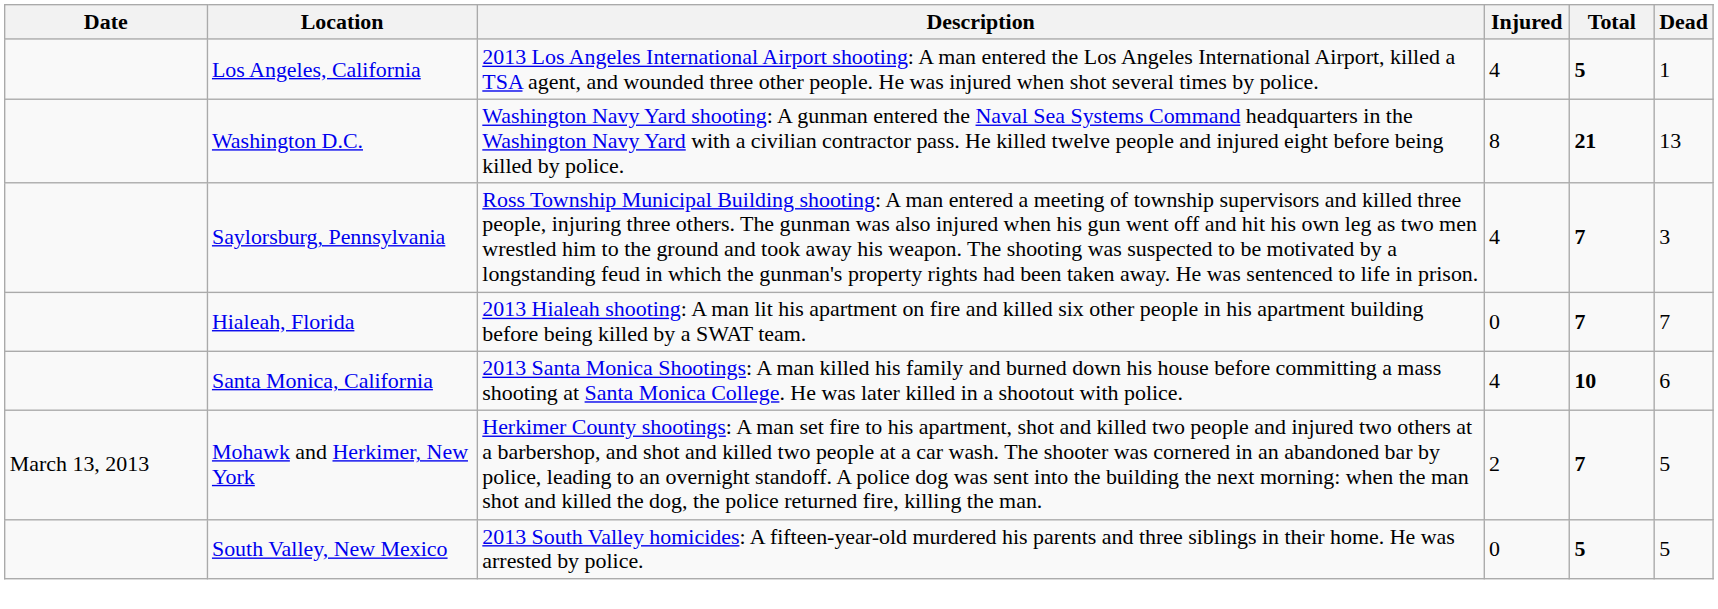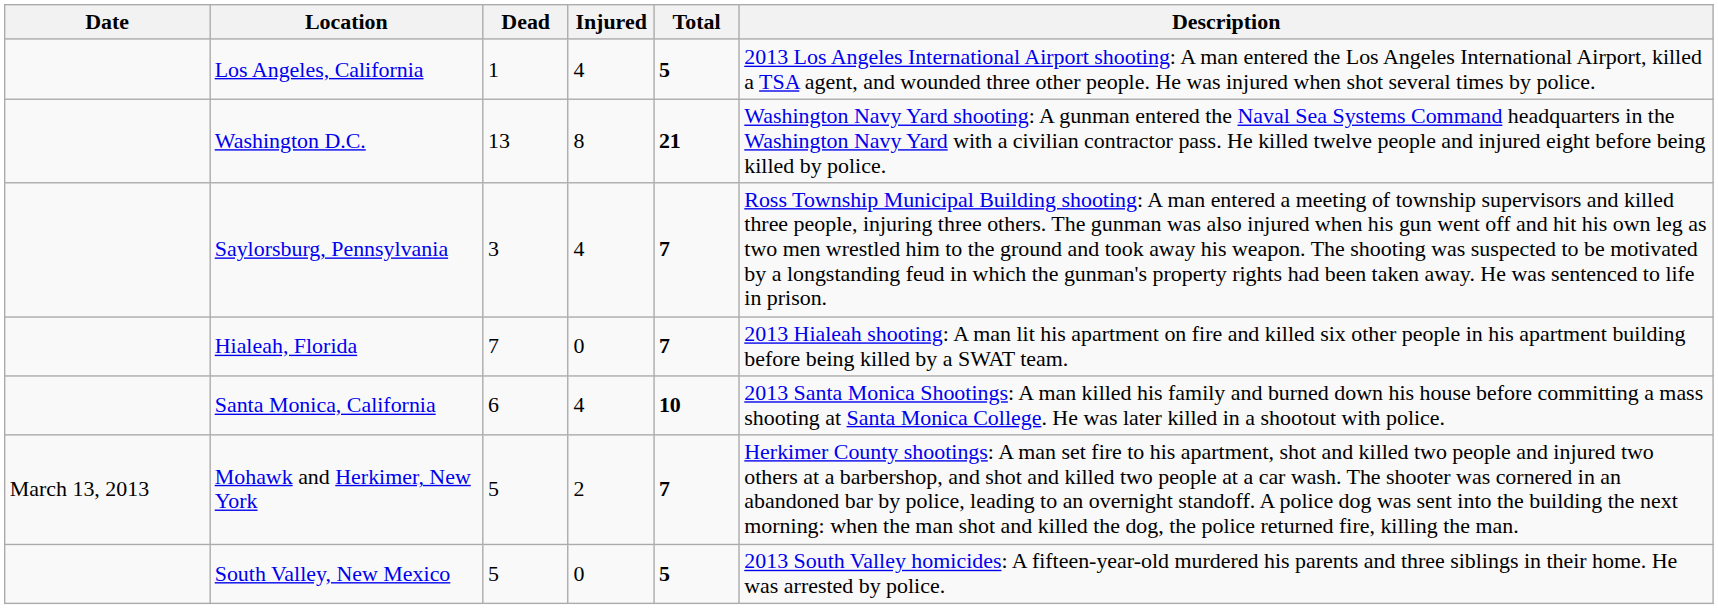columns swapped: (1684, 21) <-> (981, 21)
